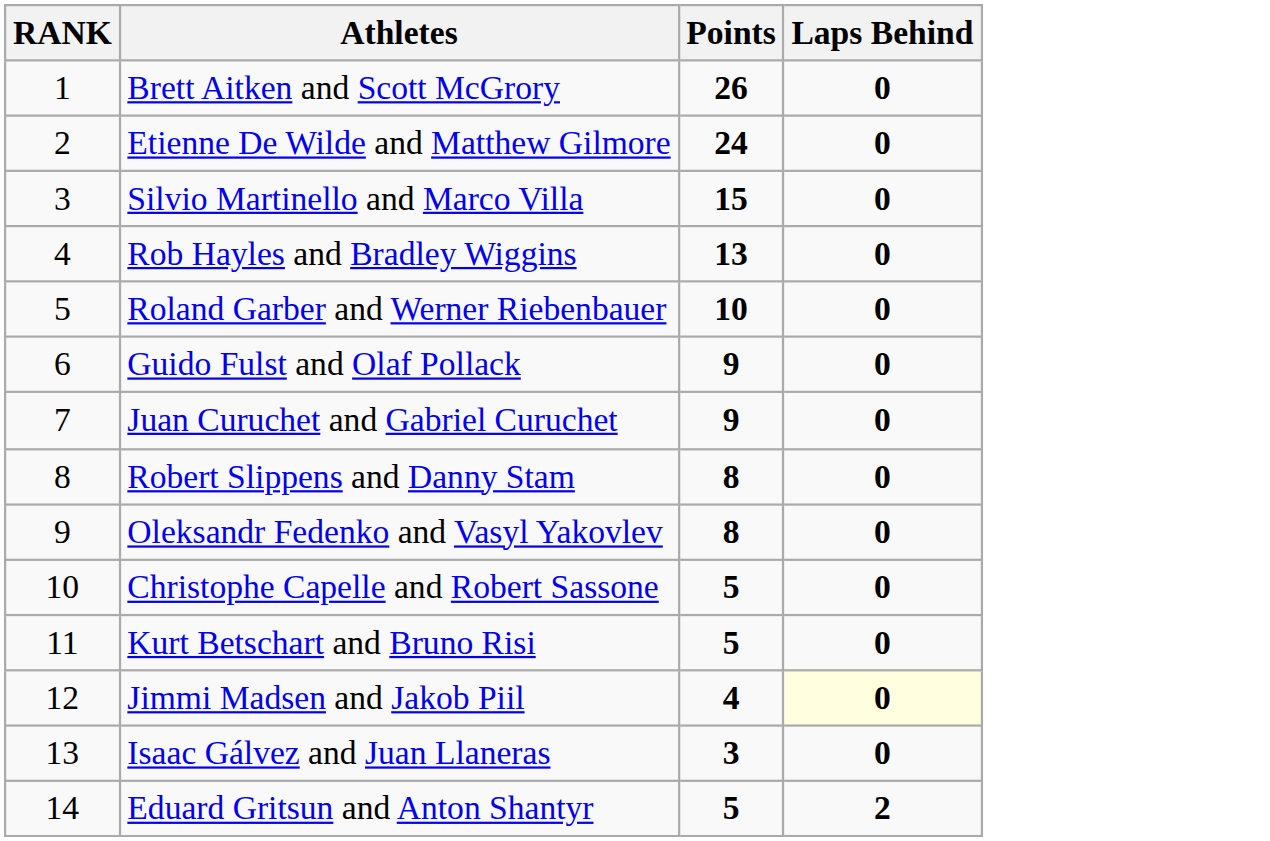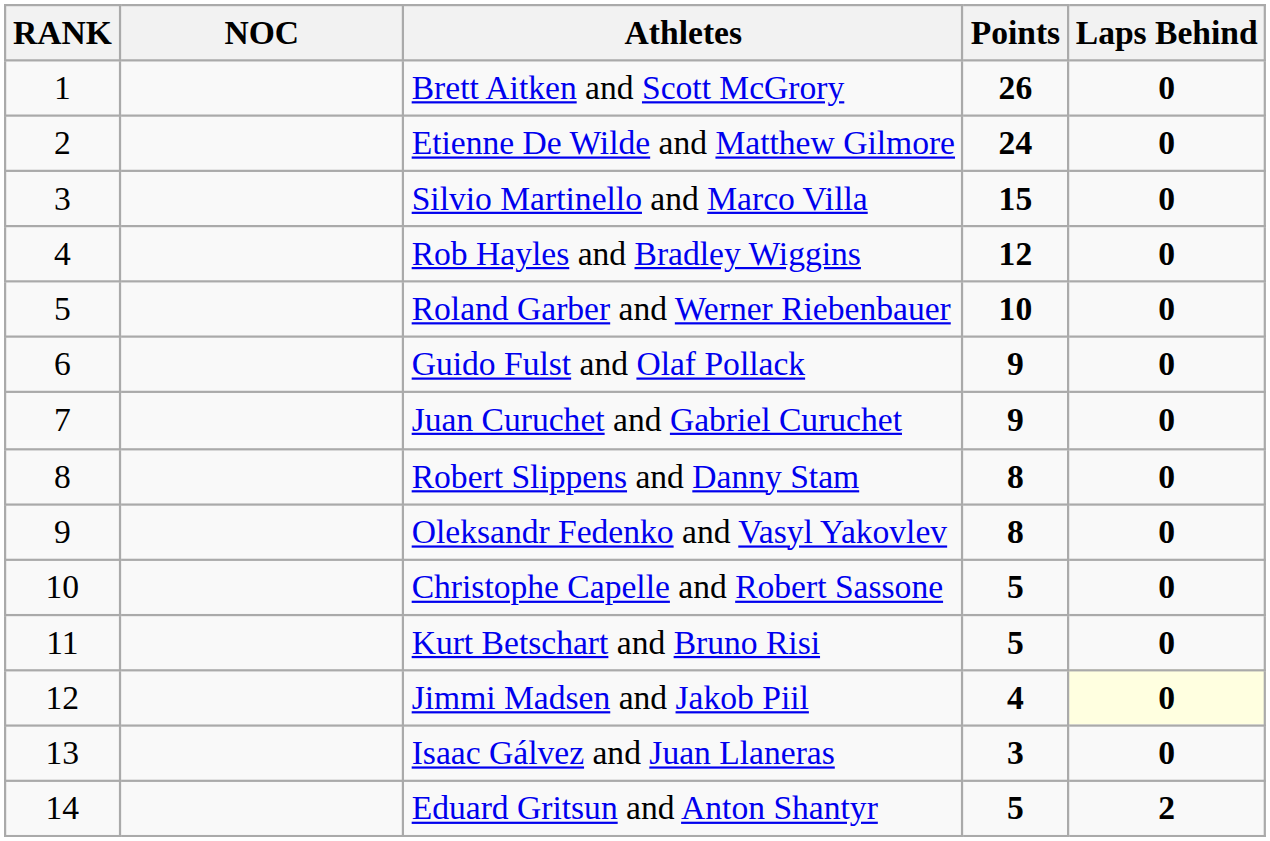+ column: (262, 32)
(731, 253) 13 -> (1015, 253) 12
